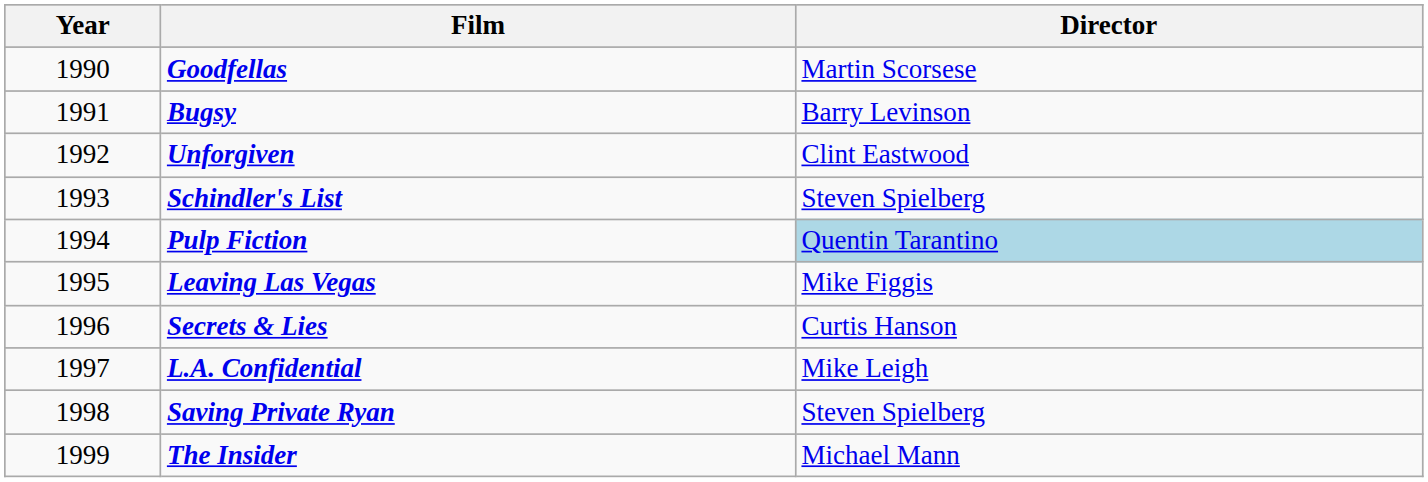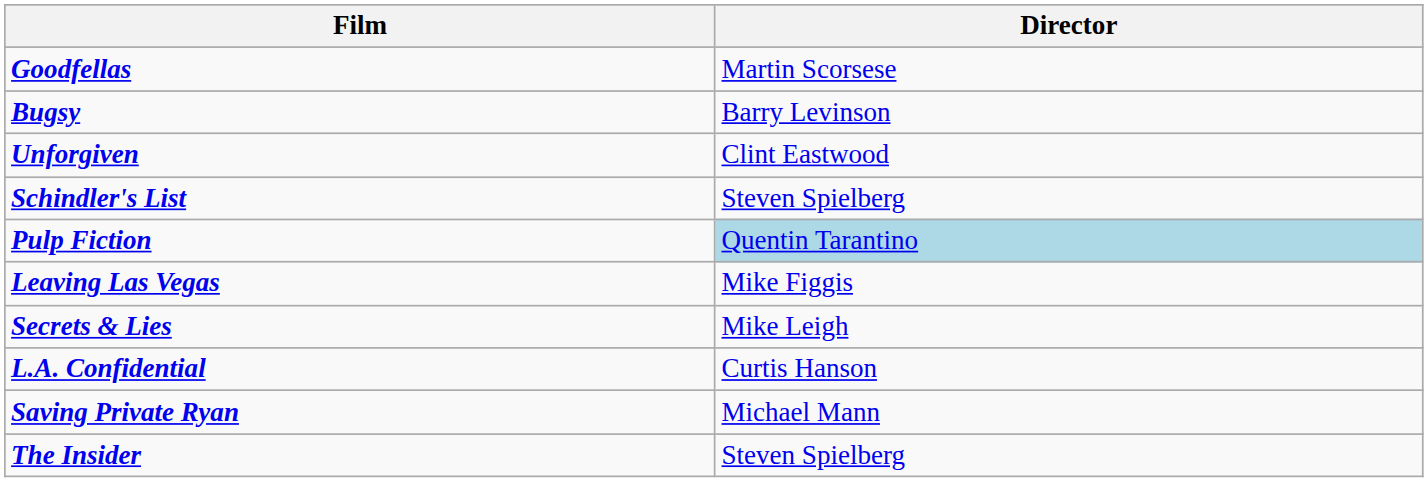- column: (83, 25)
(879, 326) Curtis Hanson -> (785, 326) Mike Leigh
(865, 369) Mike Leigh -> (799, 369) Curtis Hanson
(893, 411) Steven Spielberg -> (801, 411) Michael Mann
(881, 454) Michael Mann -> (813, 454) Steven Spielberg
